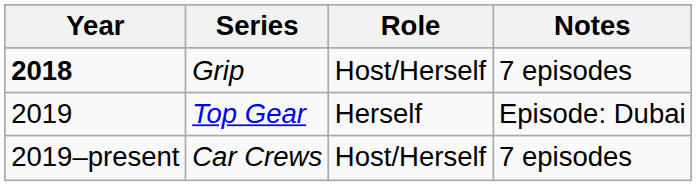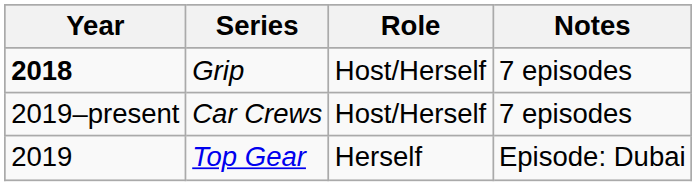rows swapped: (249, 113) <-> (257, 157)
